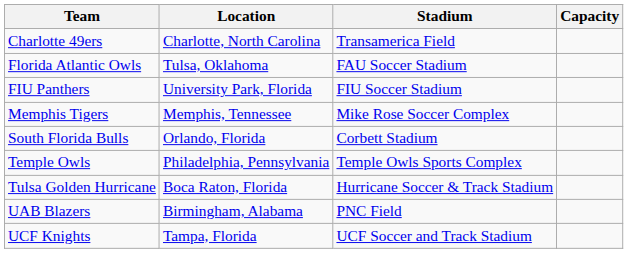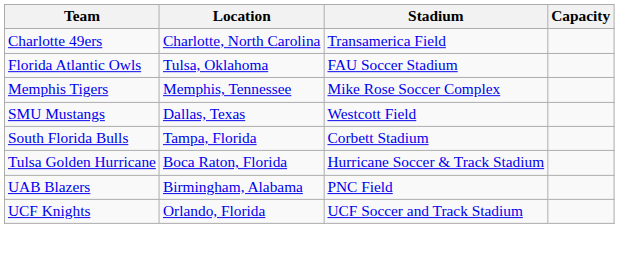- row: (49, 89)
+ row: (56, 114)
(214, 138) Orlando, Florida -> (210, 138) Tampa, Florida
- row: (49, 162)
(210, 235) Tampa, Florida -> (214, 211) Orlando, Florida
